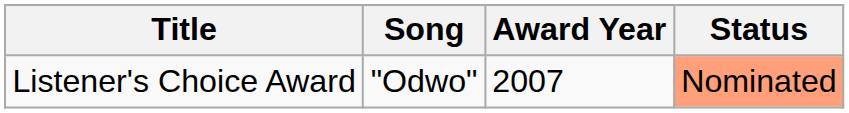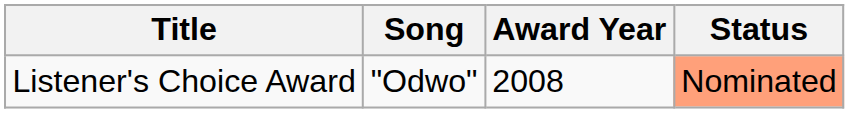(528, 81) 2007 -> (528, 81) 2008
